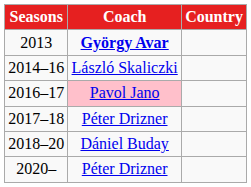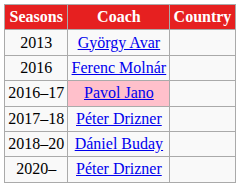(125, 42) bold -> (119, 42) normal
- row: (36, 67)
+ row: (36, 67)
